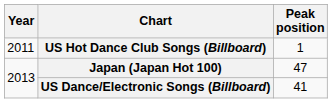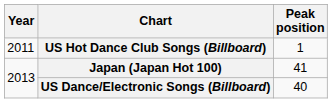(300, 68) 47 -> (300, 68) 41
(300, 87) 41 -> (300, 87) 40
